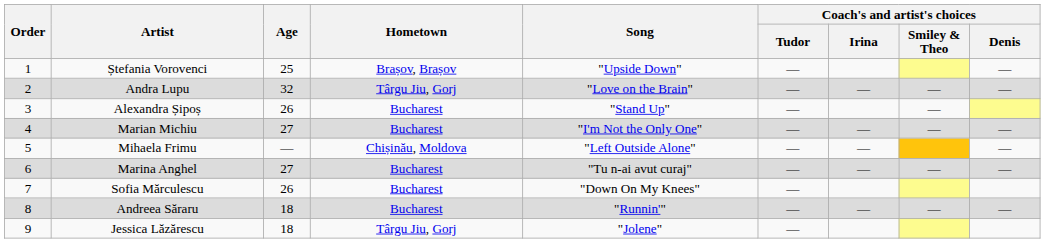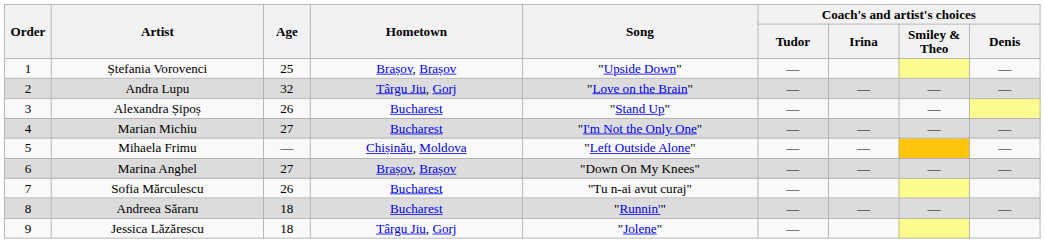(416, 168) Bucharest -> (416, 168) Brașov, Brașov
(640, 168) "Tu n-ai avut curaj" -> (640, 168) "Down On My Knees"
(640, 188) "Down On My Knees" -> (640, 188) "Tu n-ai avut curaj"
